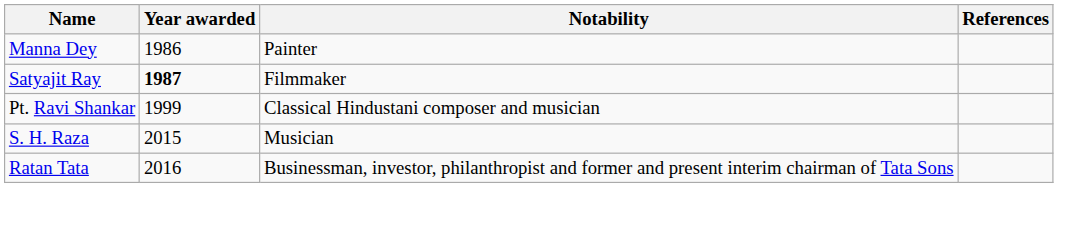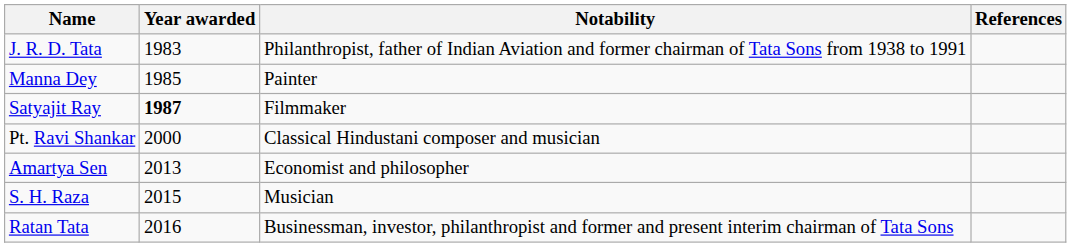+ row: (55, 49)
(163, 49) 1986 -> (163, 78) 1985
(163, 108) 1999 -> (163, 138) 2000
+ row: (58, 167)
